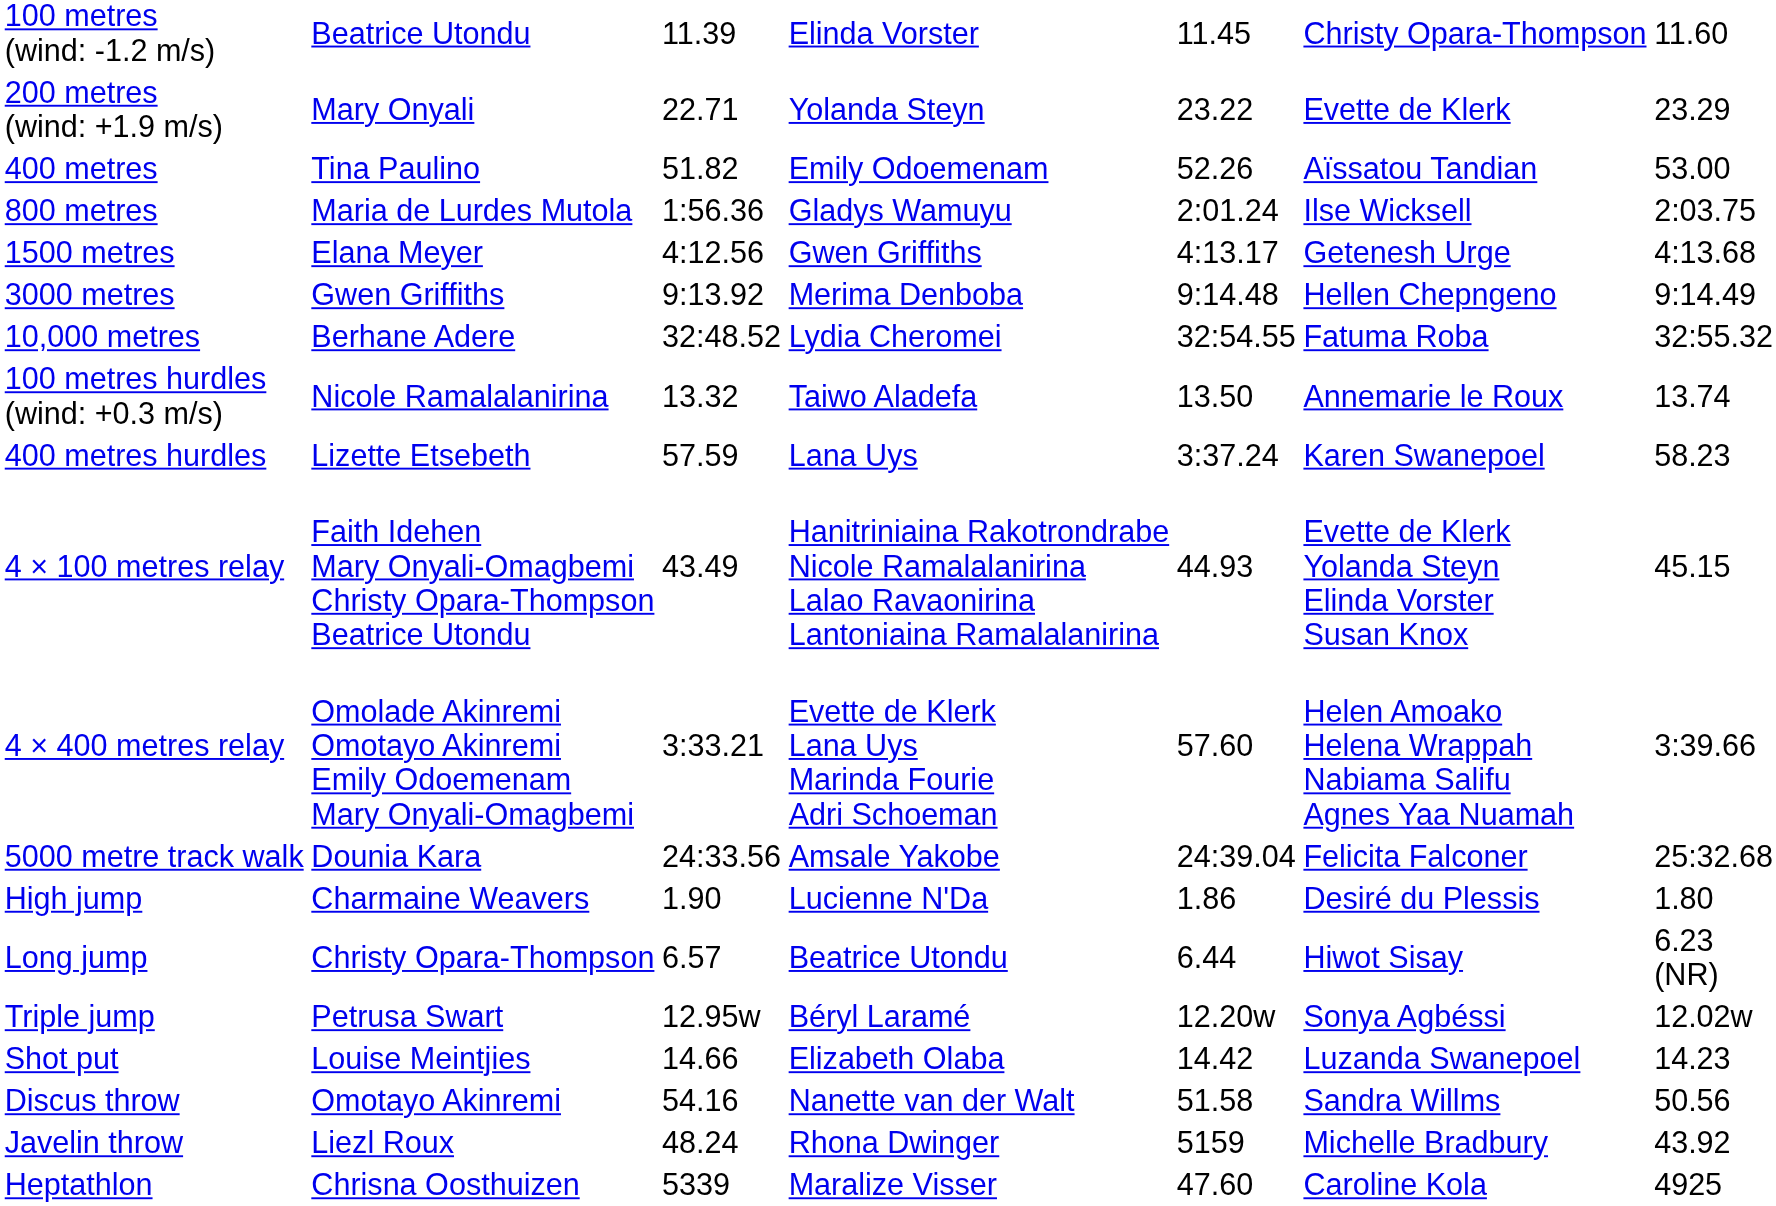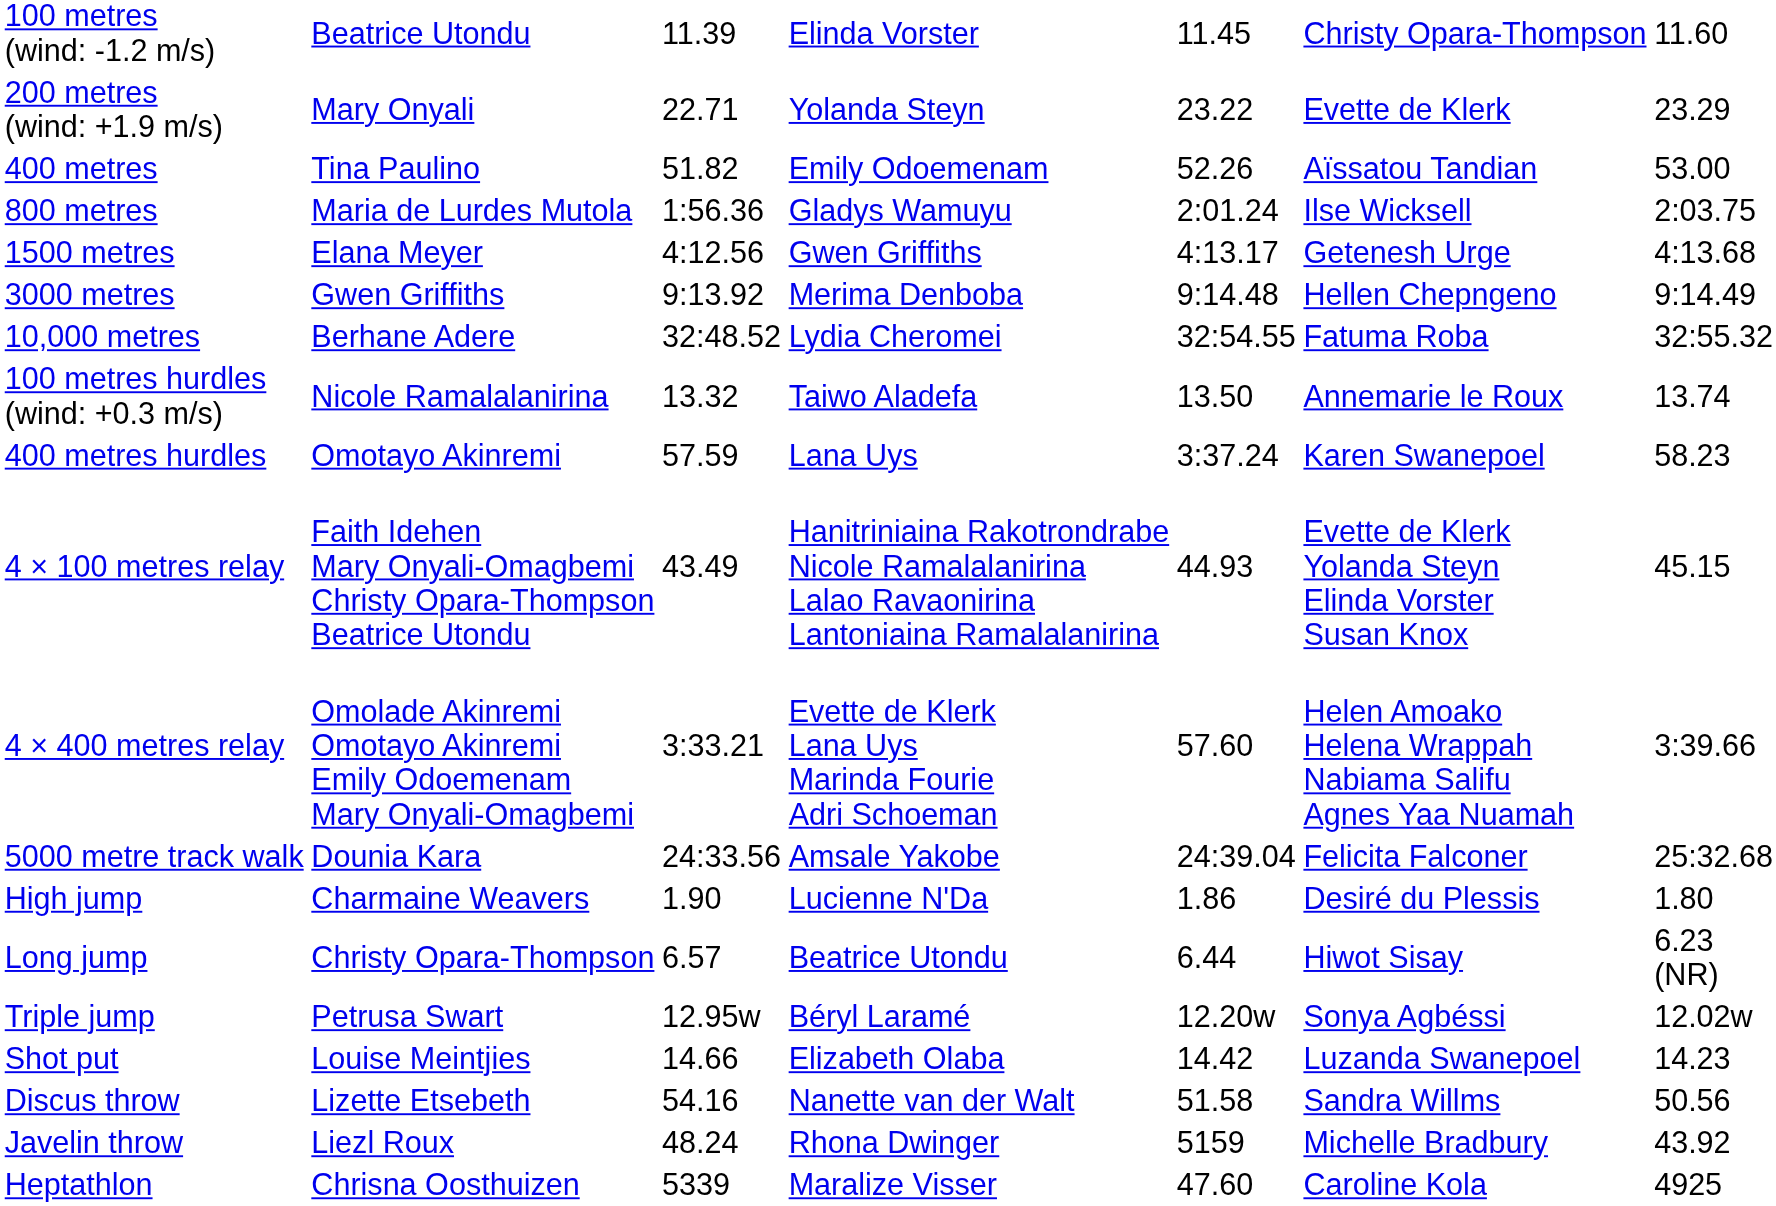(421, 455) Lizette Etsebeth -> (436, 455) Omotayo Akinremi
(436, 1101) Omotayo Akinremi -> (421, 1101) Lizette Etsebeth
